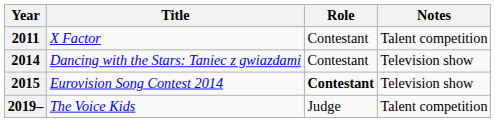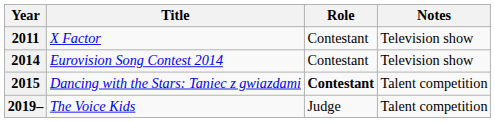(434, 38) Talent competition -> (427, 38) Television show
(175, 60) Dancing with the Stars: Taniec z gwiazdami -> (136, 60) Eurovision Song Contest 2014
(136, 83) Eurovision Song Contest 2014 -> (175, 83) Dancing with the Stars: Taniec z gwiazdami
(427, 83) Television show -> (434, 83) Talent competition
